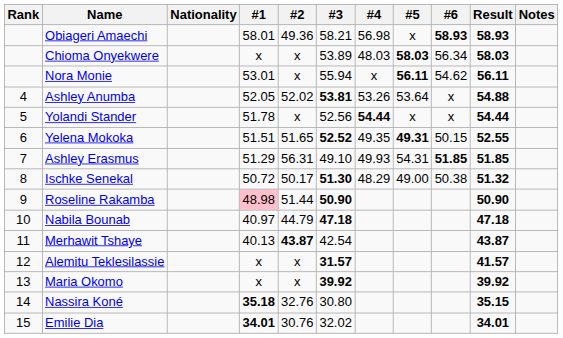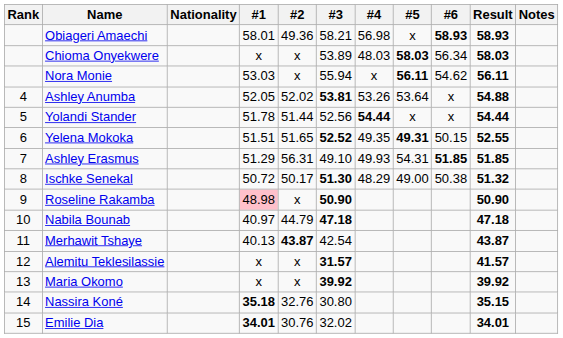(259, 76) 53.01 -> (259, 76) 53.03
(297, 117) x -> (297, 117) 51.44
(297, 199) 51.44 -> (297, 199) x
